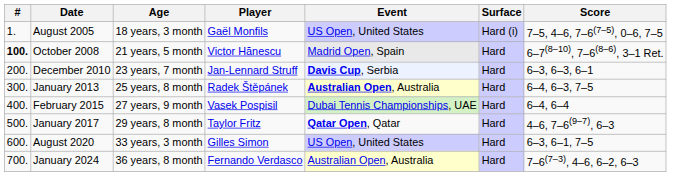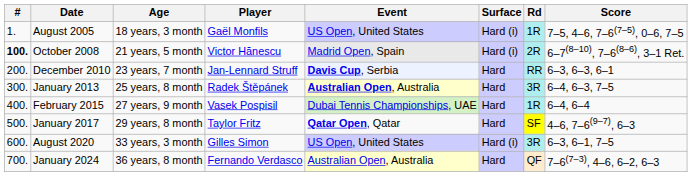+ column: (535, 13)
(494, 52) Hard -> (500, 52) Hard (i)
(494, 142) Hard -> (500, 142) Hard (i)
